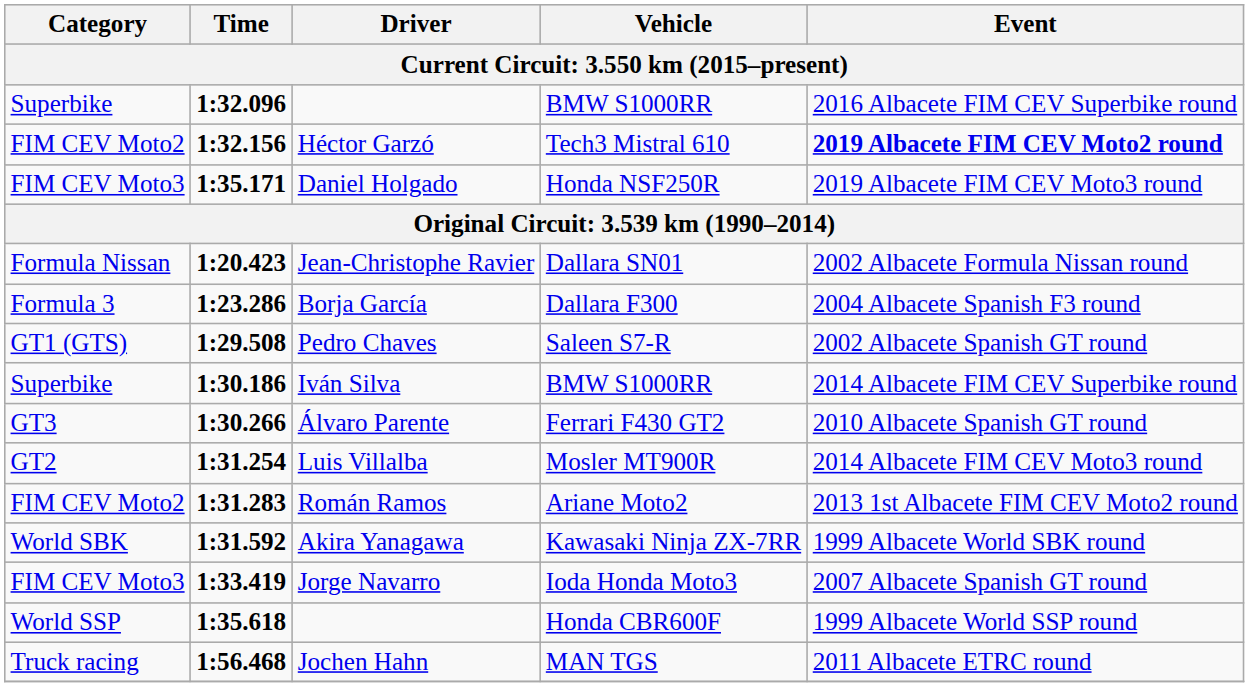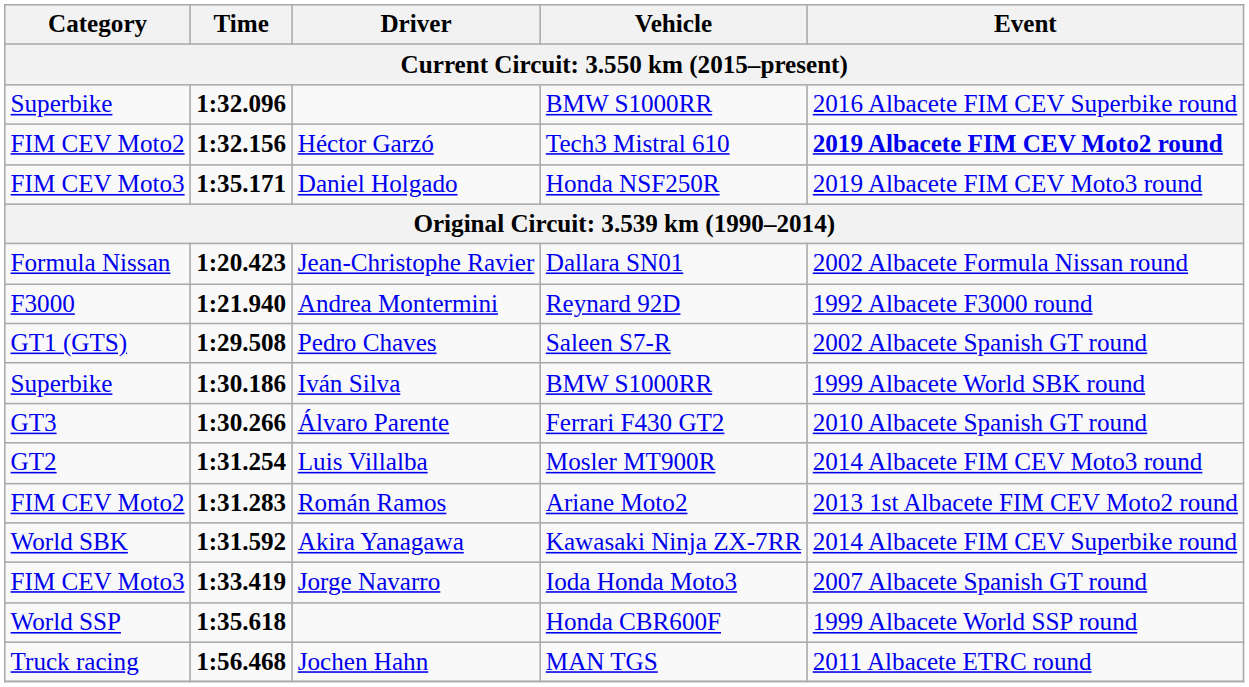+ row: (398, 303)
- row: (362, 303)
(1025, 382) 2014 Albacete FIM CEV Superbike round -> (979, 382) 1999 Albacete World SBK round
(979, 542) 1999 Albacete World SBK round -> (1025, 542) 2014 Albacete FIM CEV Superbike round
